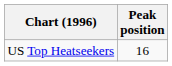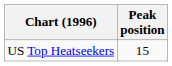(142, 50) 16 -> (142, 50) 15
